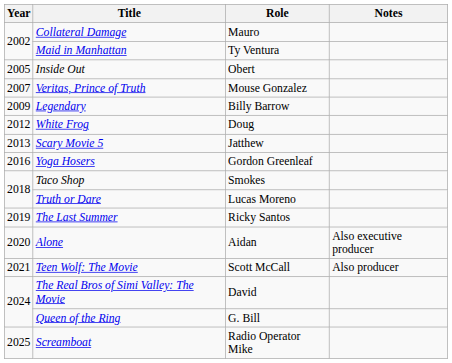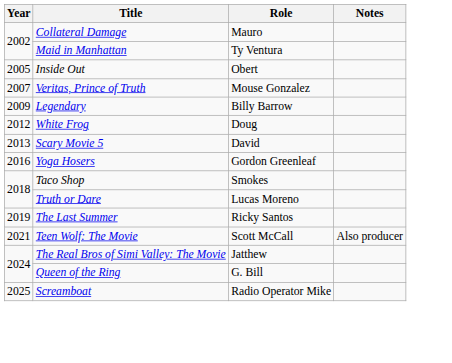(246, 143) Jatthew -> (245, 143) David
- row: (49, 242)
(242, 292) David -> (249, 254) Jatthew
